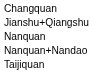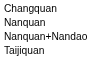- row: (46, 22)
